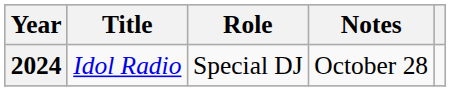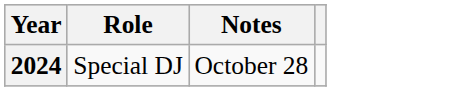- column: (127, 24)
